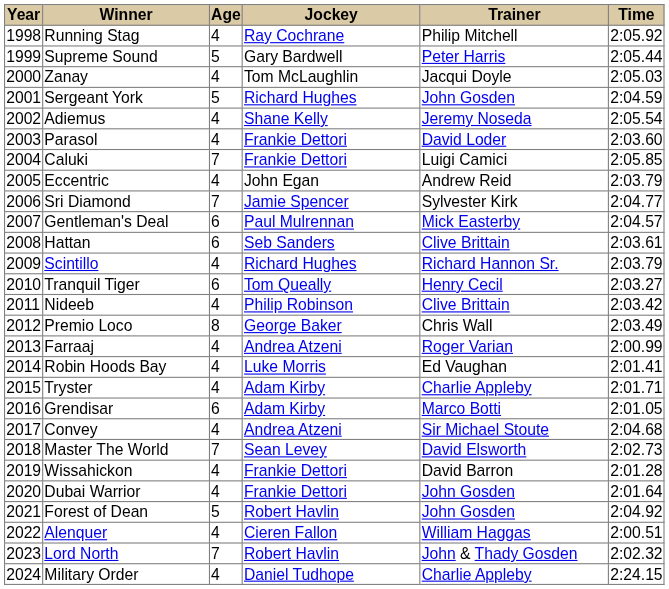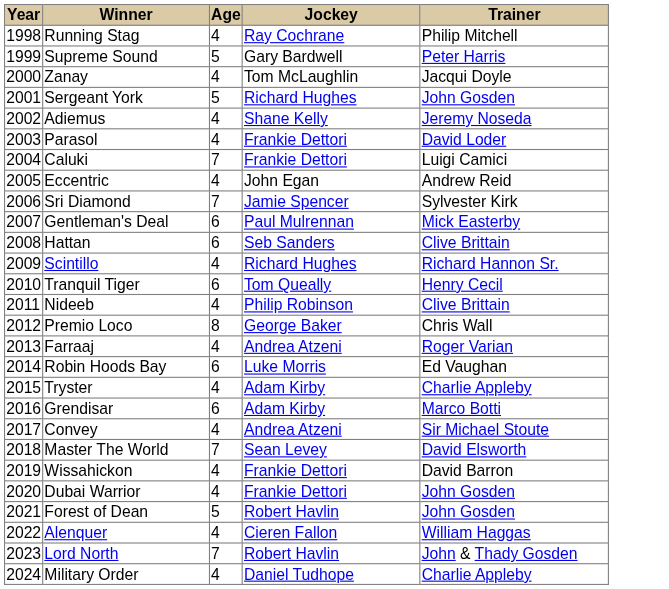- column: (636, 15)
(215, 367) 4 -> (215, 367) 6
